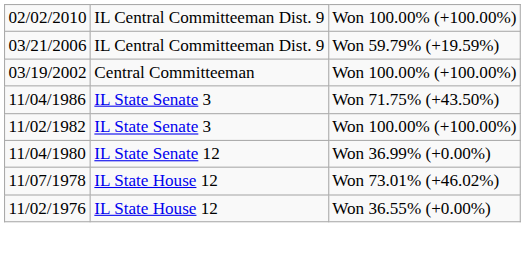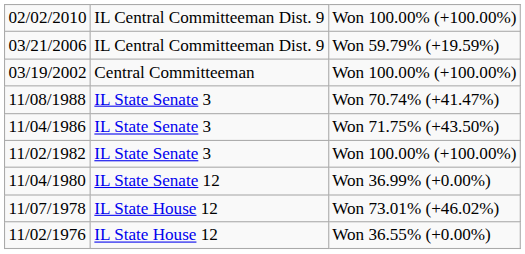+ row: (47, 99)
